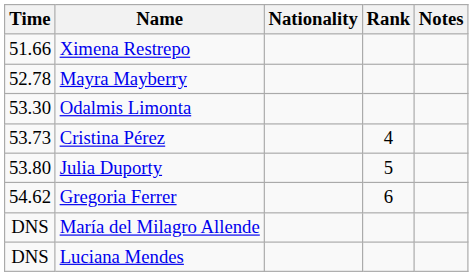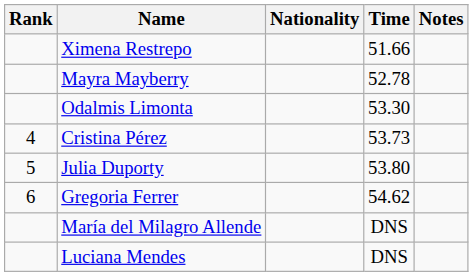columns swapped: (388, 19) <-> (30, 19)
